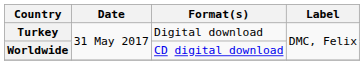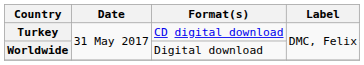(209, 32) Digital download -> (219, 32) CD digital download
(219, 51) CD digital download -> (209, 51) Digital download
